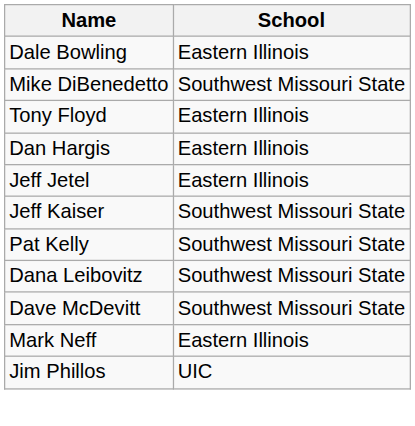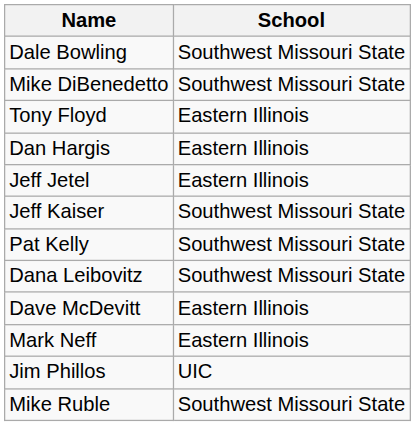(243, 52) Eastern Illinois -> (291, 52) Southwest Missouri State
(291, 308) Southwest Missouri State -> (243, 308) Eastern Illinois
+ row: (60, 404)
